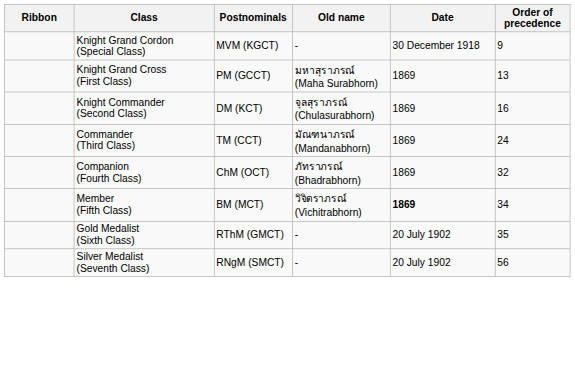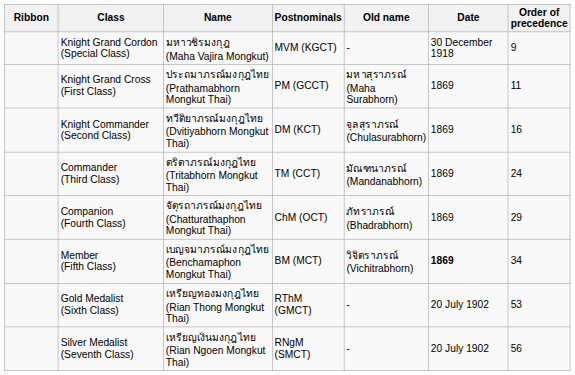+ column: (218, 18)
(503, 76) 13 -> (516, 86) 11
(503, 172) 32 -> (516, 217) 29
(503, 235) 35 -> (516, 305) 53
